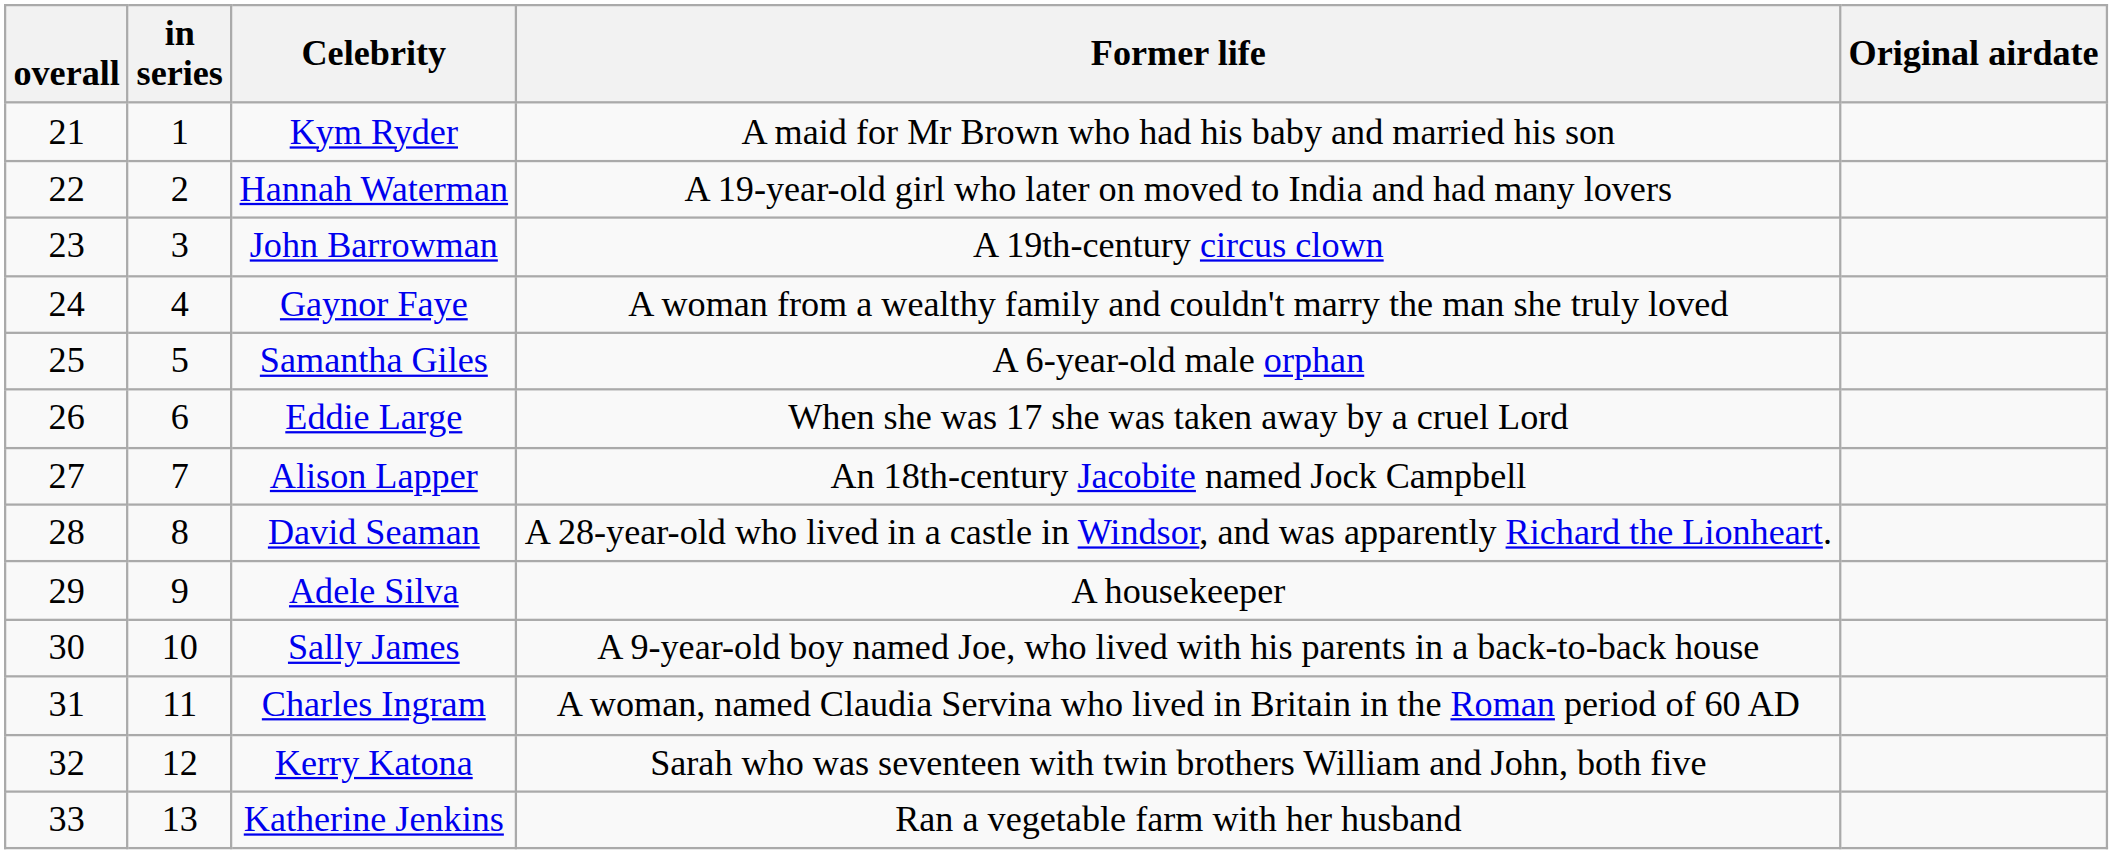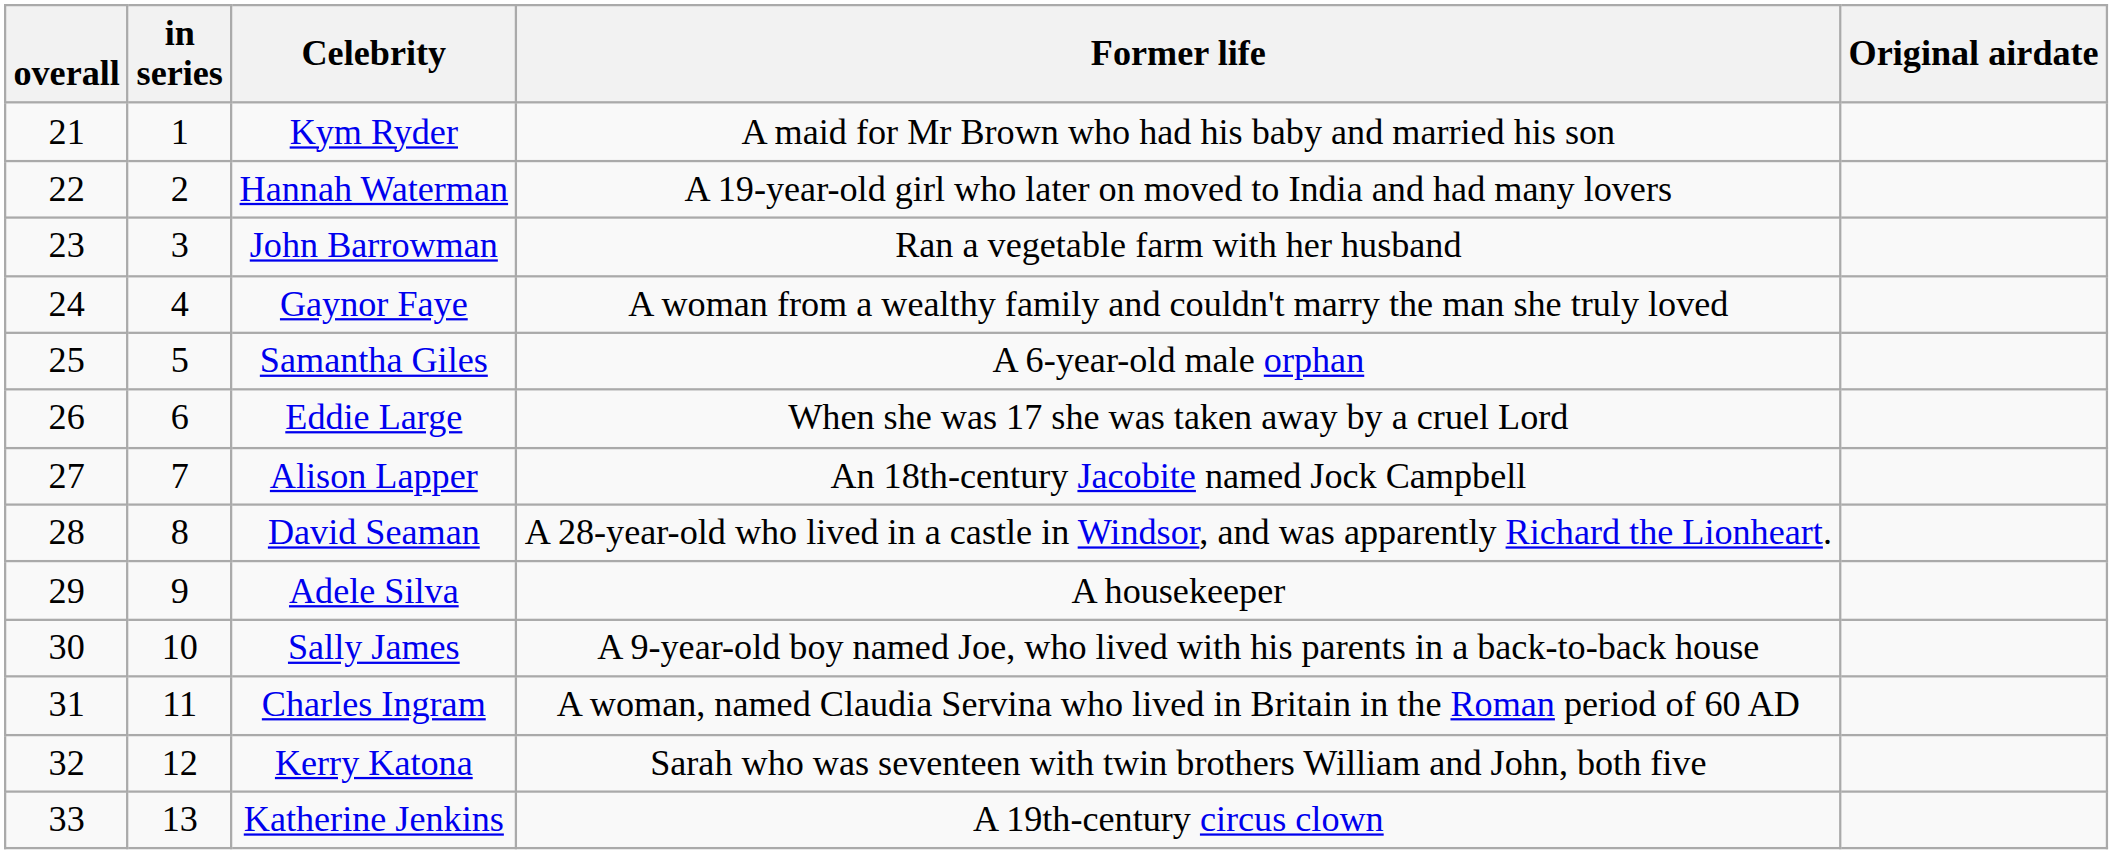(1178, 245) A 19th-century circus clown -> (1178, 245) Ran a vegetable farm with her husband
(1178, 819) Ran a vegetable farm with her husband -> (1178, 819) A 19th-century circus clown
